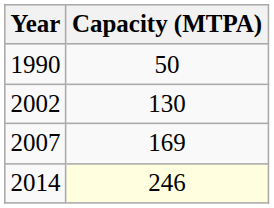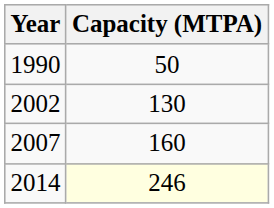(167, 143) 169 -> (167, 143) 160
